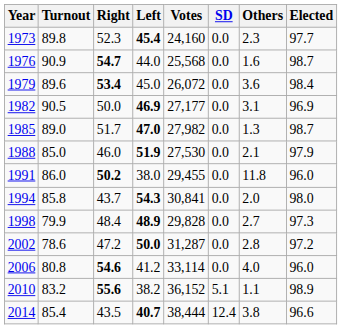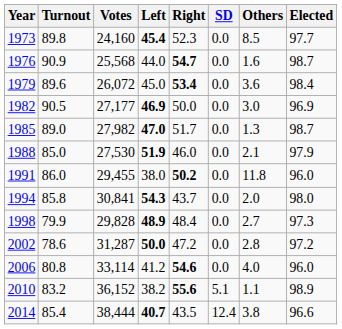columns swapped: (186, 16) <-> (113, 16)
(251, 38) 2.3 -> (251, 38) 8.5
(251, 107) 3.1 -> (251, 107) 3.0
